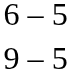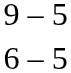rows swapped: (36, 14) <-> (36, 58)
